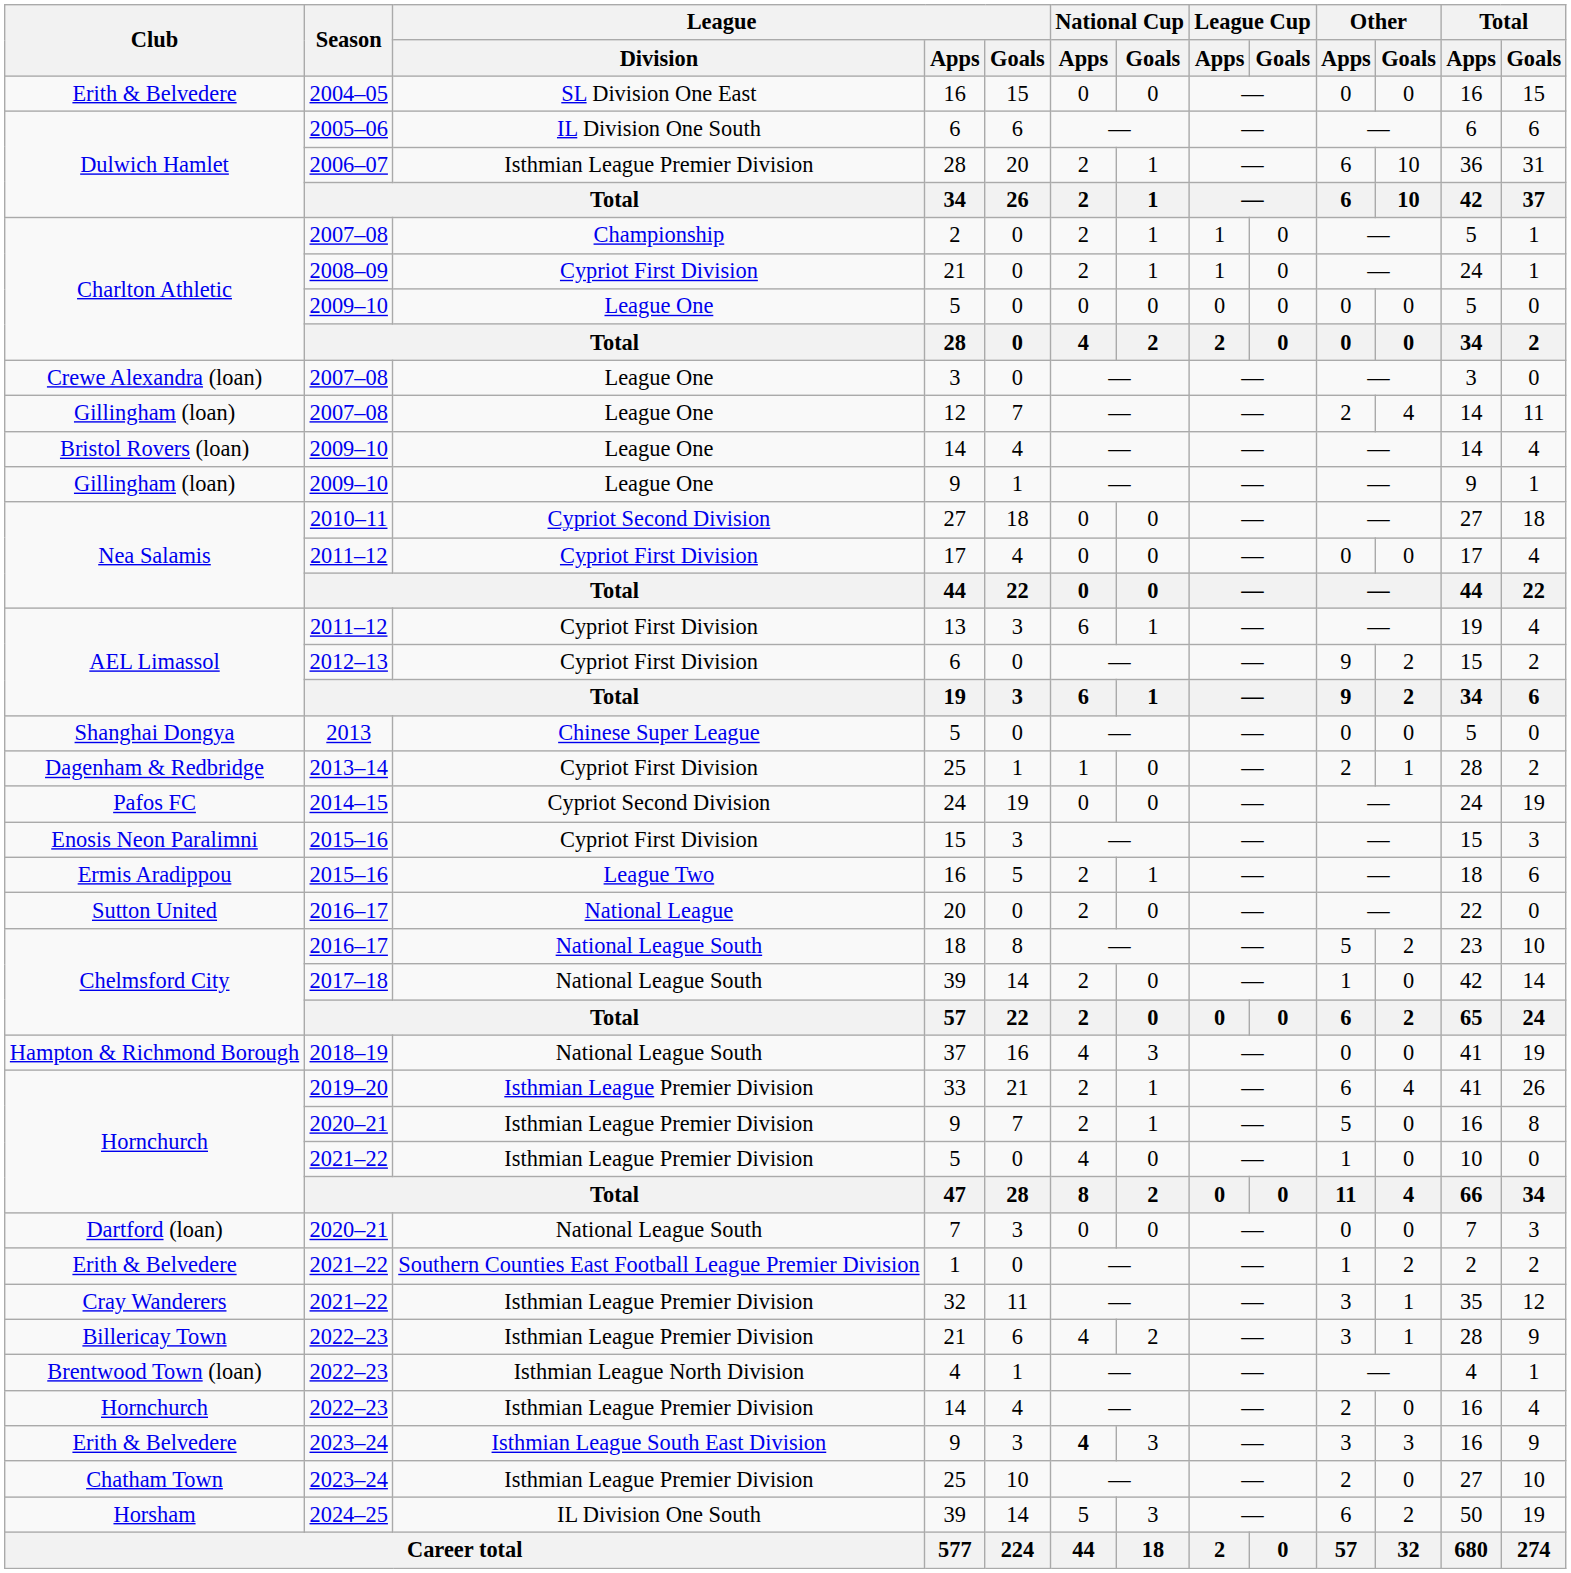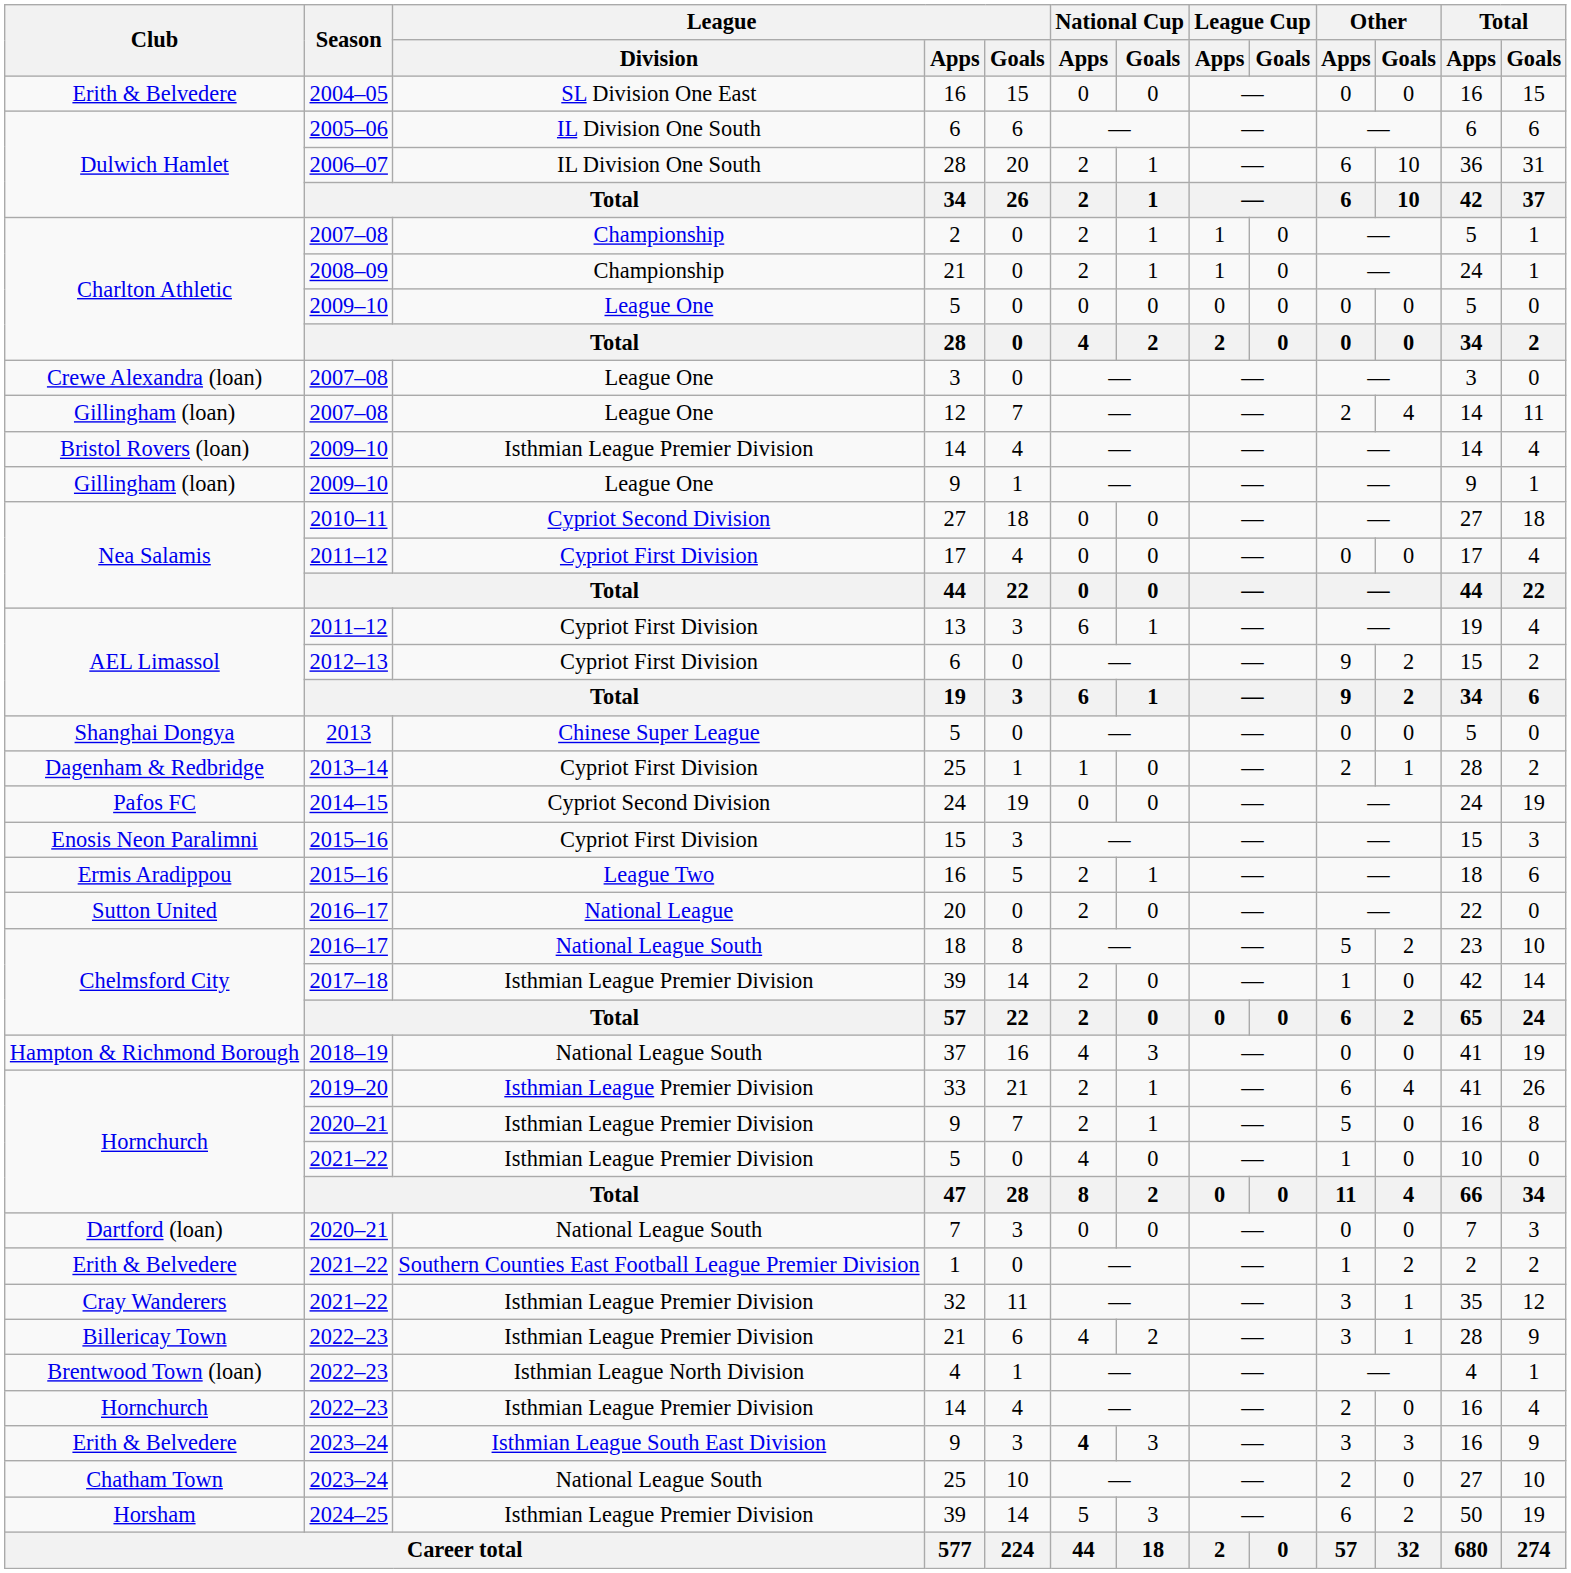(659, 164) Isthmian League Premier Division -> (659, 164) IL Division One South
(659, 270) Cypriot First Division -> (659, 270) Championship
(659, 448) League One -> (659, 448) Isthmian League Premier Division
(659, 981) National League South -> (659, 981) Isthmian League Premier Division
(659, 1478) Isthmian League Premier Division -> (659, 1478) National League South
(659, 1514) IL Division One South -> (659, 1514) Isthmian League Premier Division
